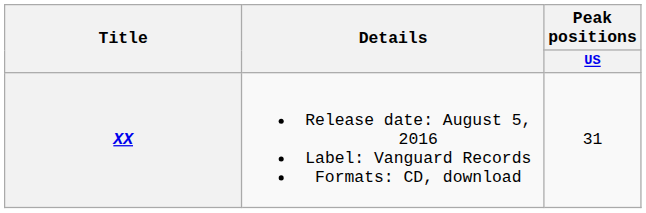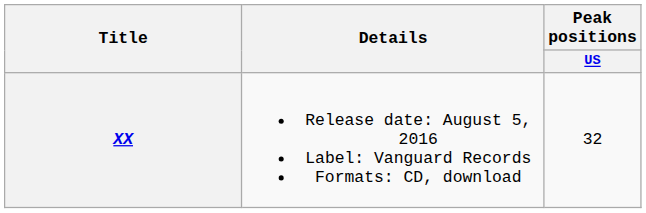(593, 140) 31 -> (593, 140) 32
